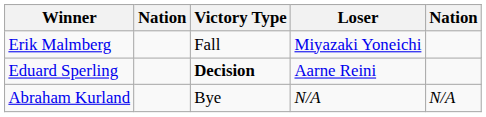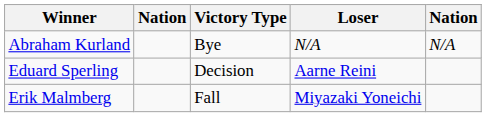rows swapped: (60, 44) <-> (69, 97)
(225, 71) bold -> (224, 71) normal
